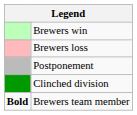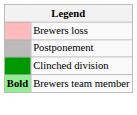- row: (60, 31)
(18, 101) no background -> (18, 83) lightgreen background
